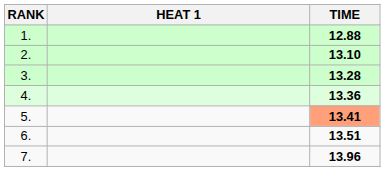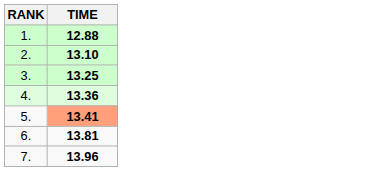- column: (179, 15)
(345, 76) 13.28 -> (82, 76) 13.25
(345, 136) 13.51 -> (82, 136) 13.81
